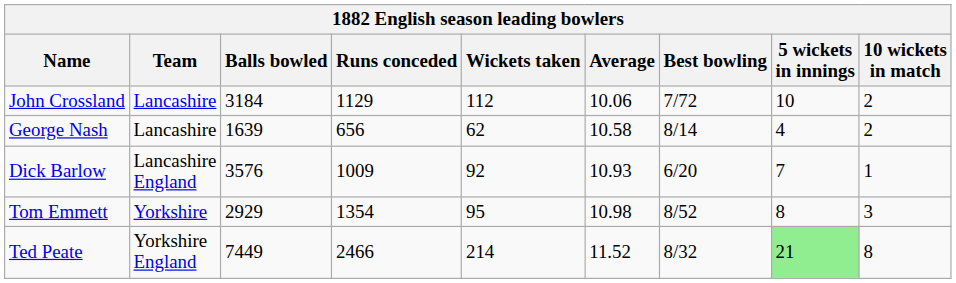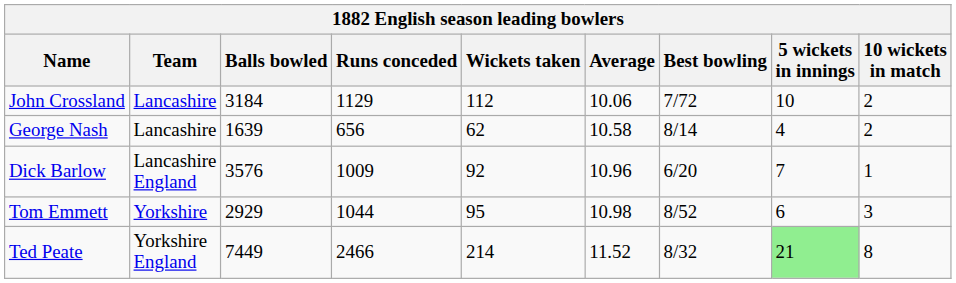(610, 171) 10.93 -> (610, 171) 10.96
(355, 211) 1354 -> (355, 211) 1044
(780, 211) 8 -> (780, 211) 6
